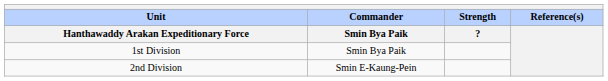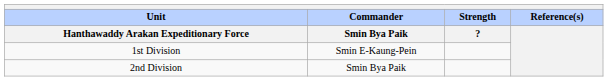(376, 51) Smin Bya Paik -> (376, 51) Smin E-Kaung-Pein
(376, 67) Smin E-Kaung-Pein -> (376, 67) Smin Bya Paik
